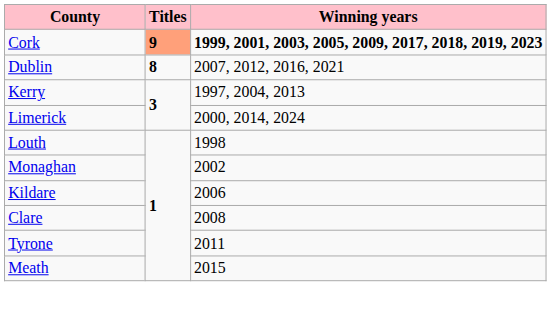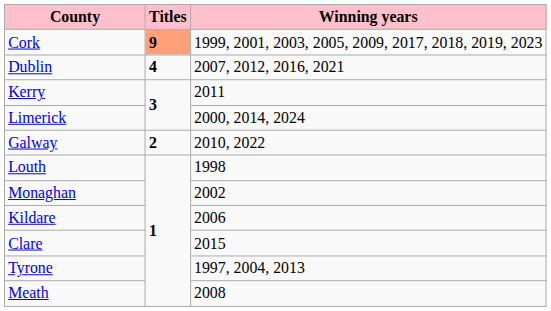(368, 42) bold -> (368, 42) normal
(168, 67) 8 -> (168, 67) 4
(249, 92) 1997, 2004, 2013 -> (210, 92) 2011
+ row: (33, 142)
(210, 218) 2008 -> (210, 243) 2015
(210, 243) 2011 -> (249, 268) 1997, 2004, 2013
(210, 268) 2015 -> (210, 293) 2008
